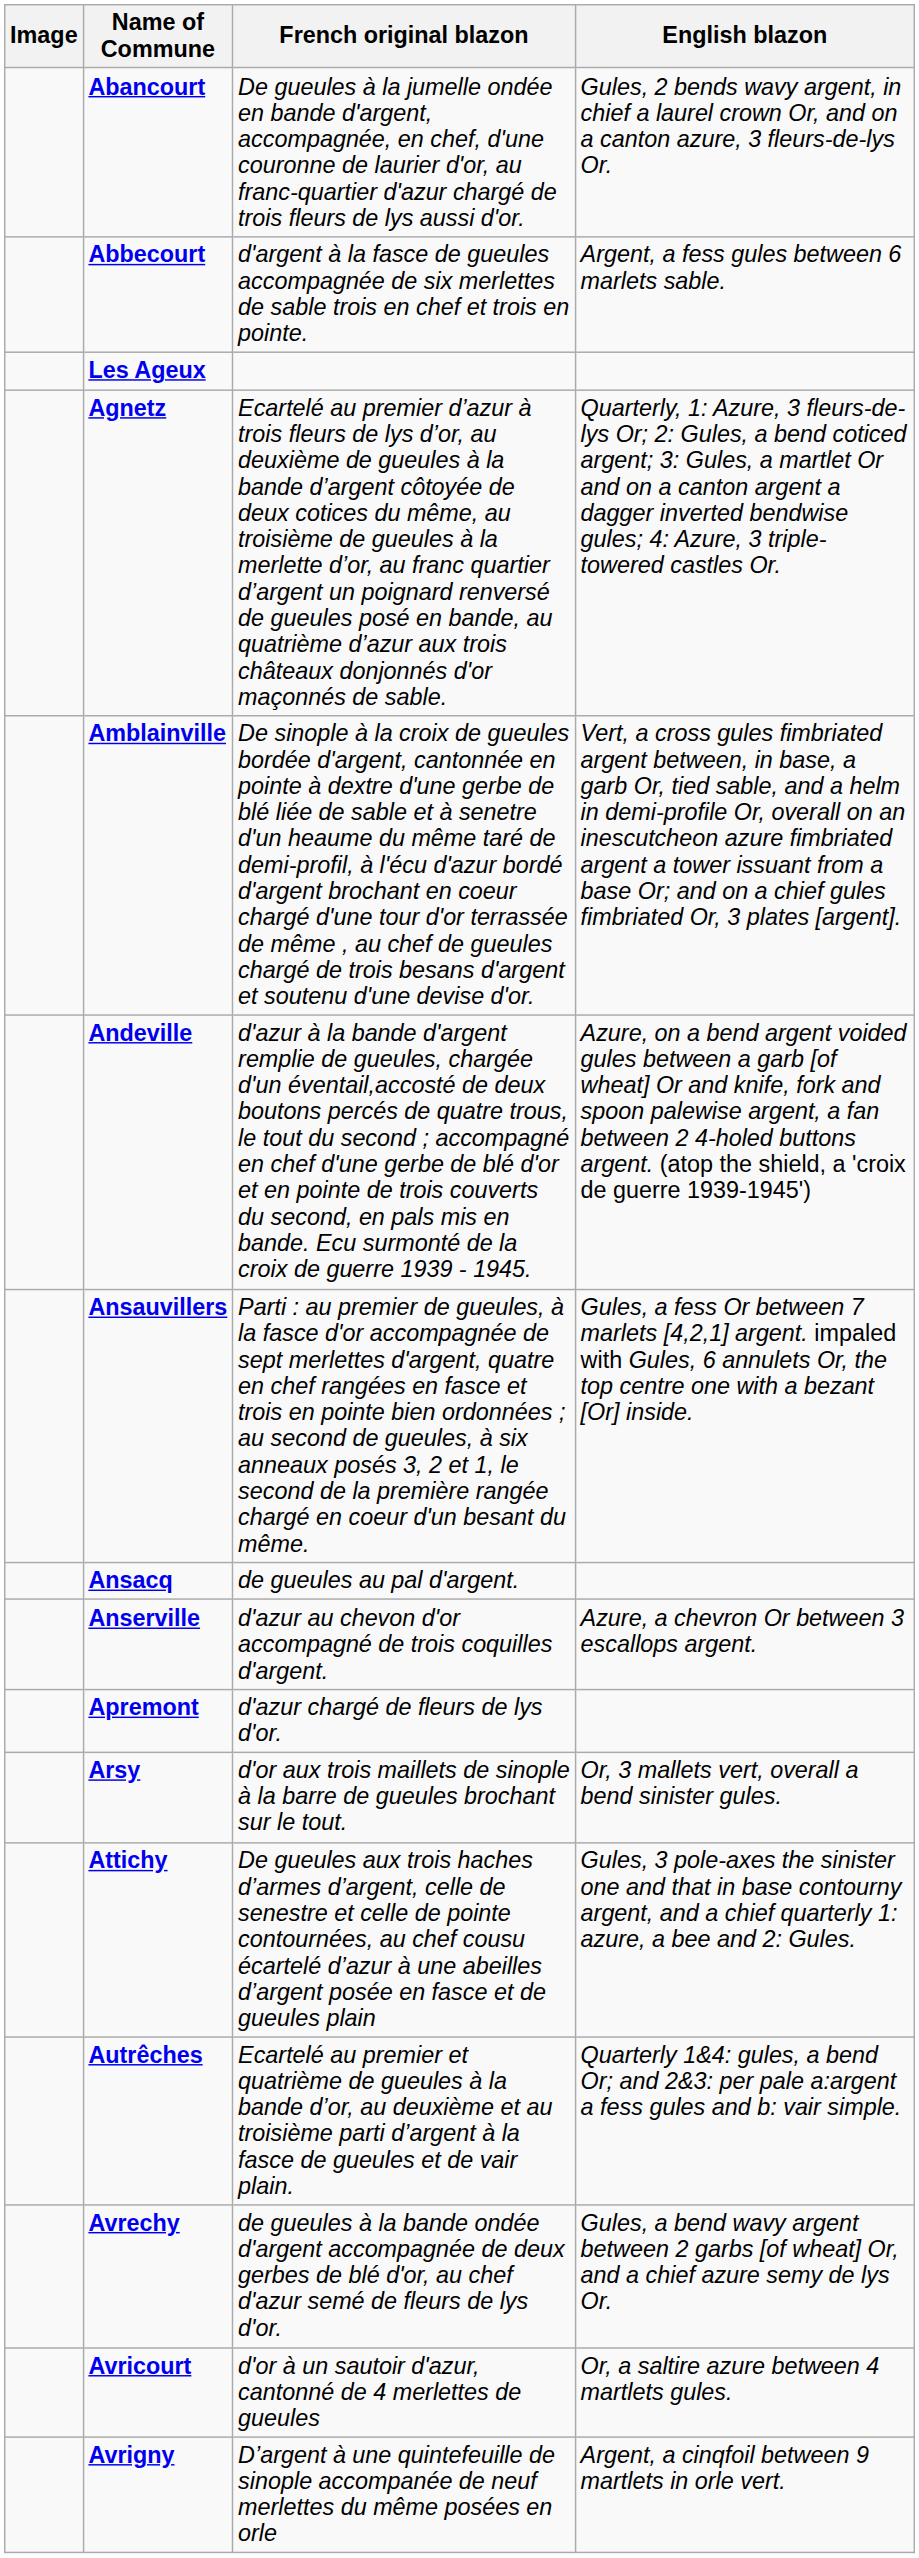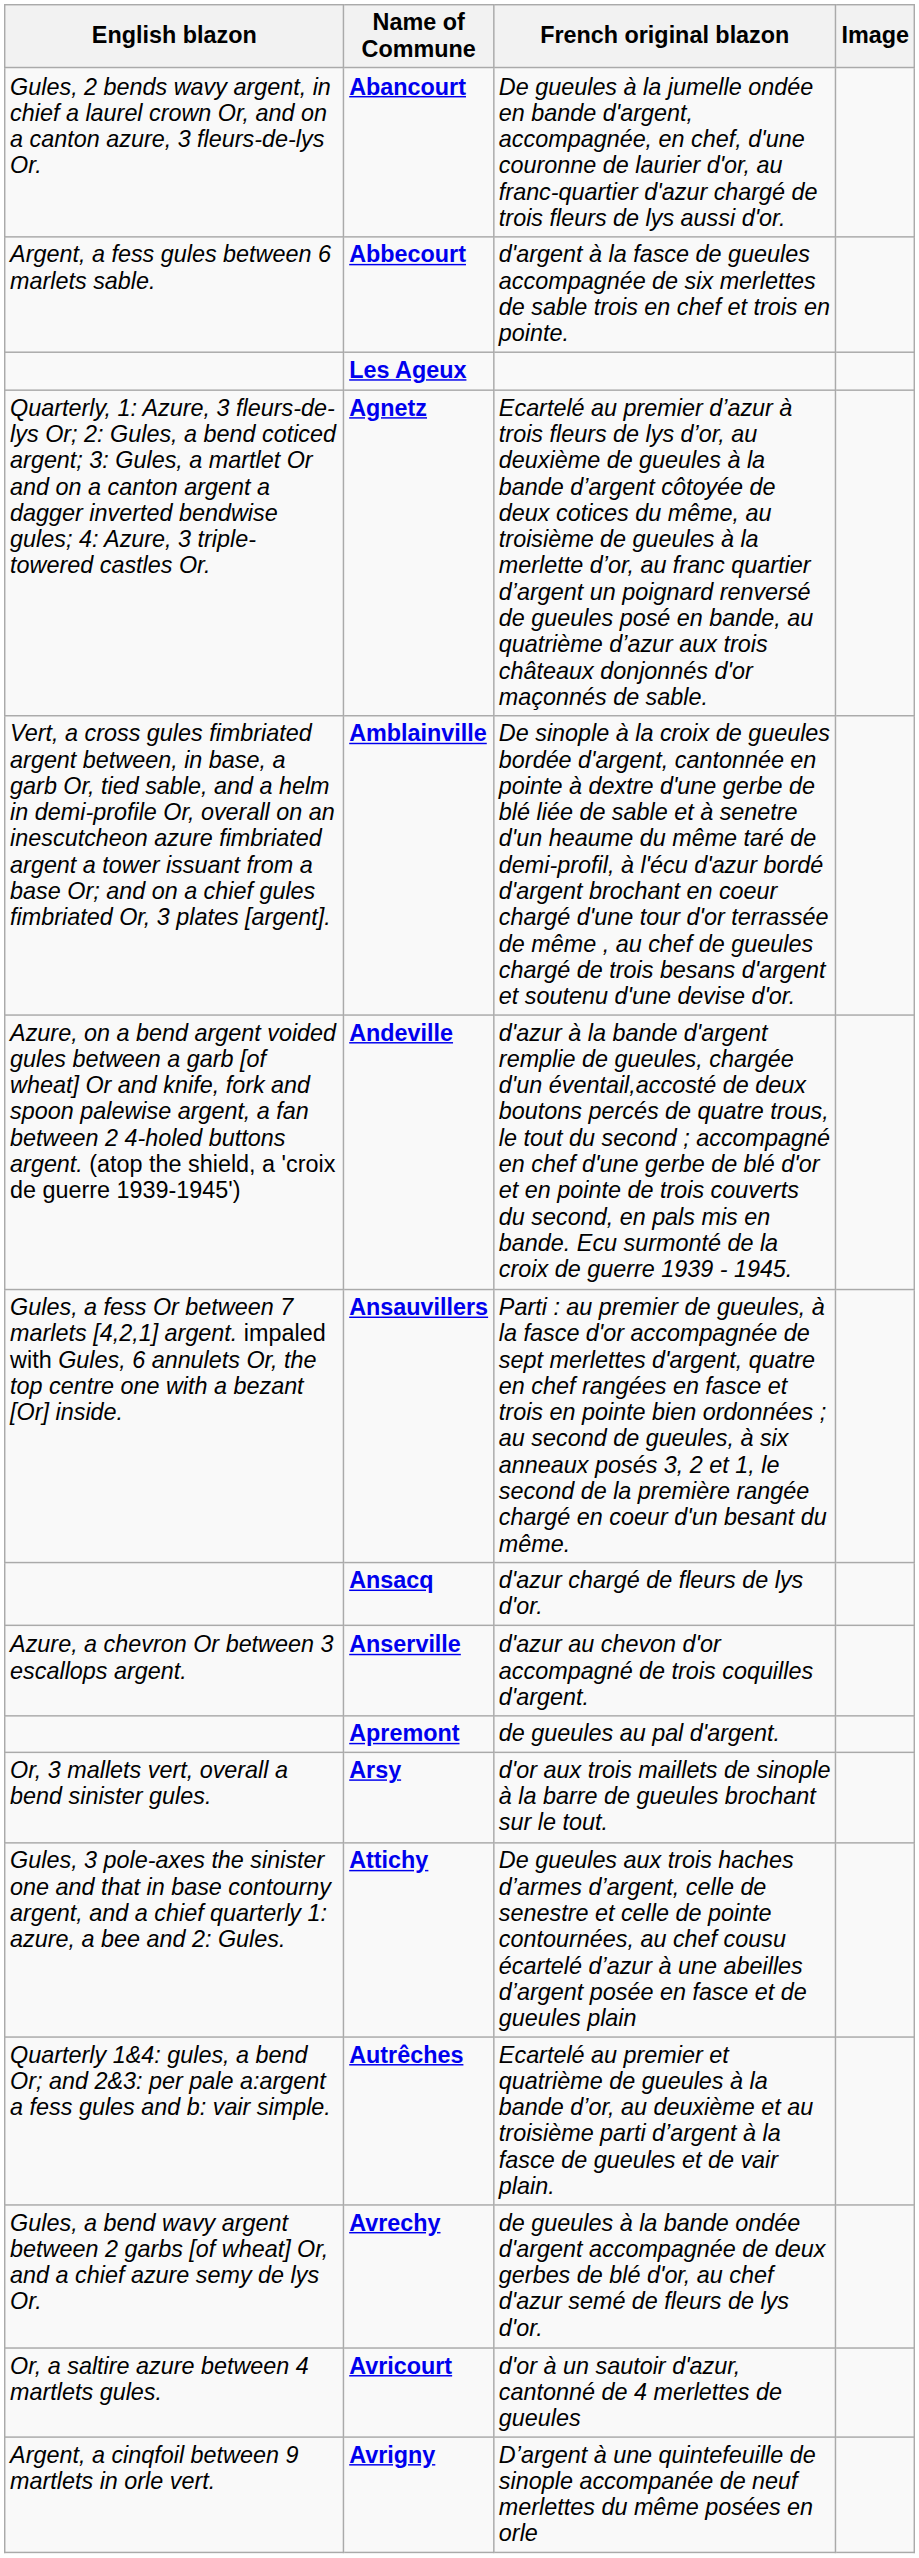columns swapped: (44, 36) <-> (745, 36)
(379, 1580) de gueules au pal d'argent. -> (651, 1593) d'azur chargé de fleurs de lys d'or.
(390, 1720) d'azur chargé de fleurs de lys d'or. -> (639, 1733) de gueules au pal d'argent.
